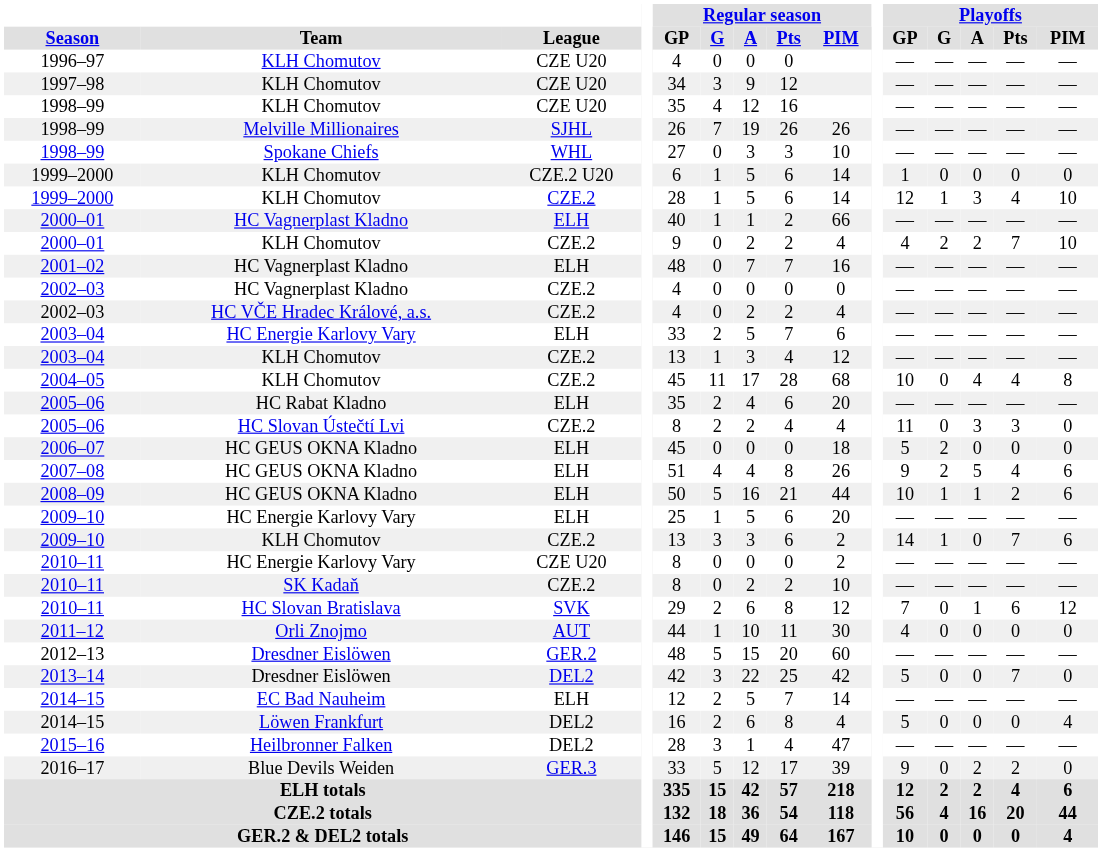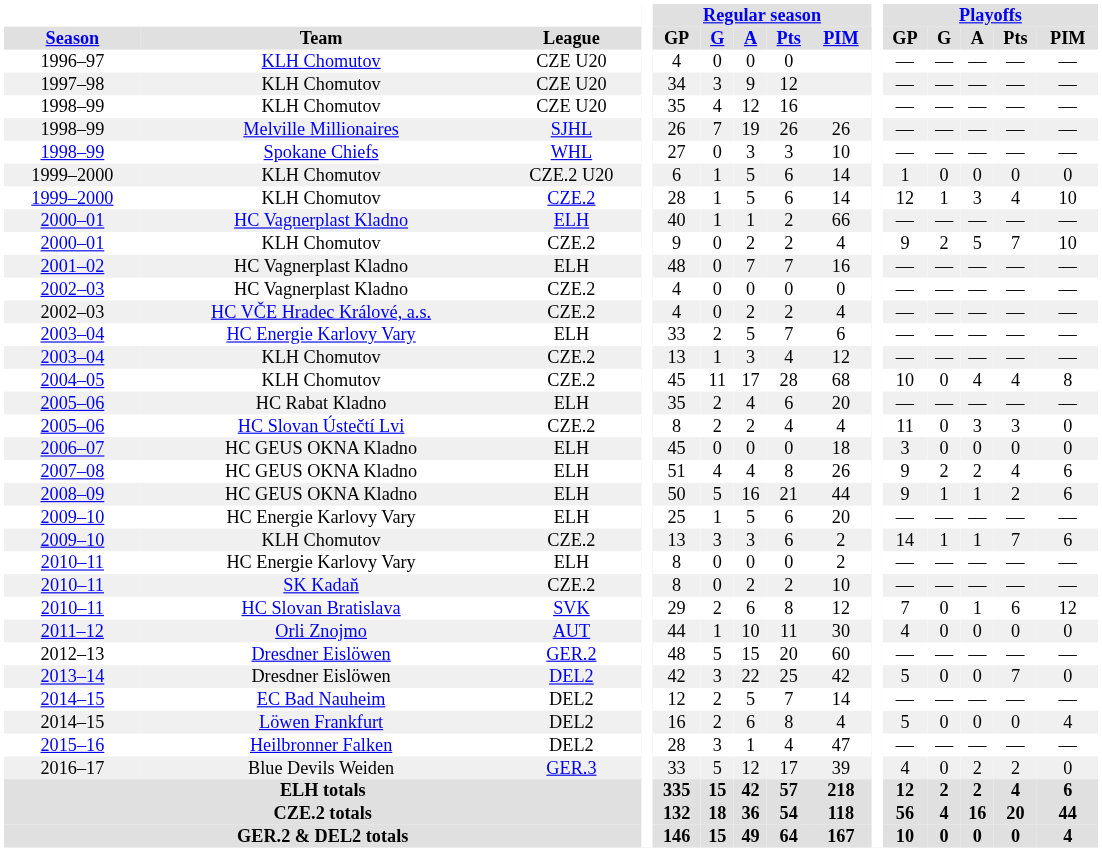(905, 243) 4 -> (905, 243) 9
(977, 243) 2 -> (977, 243) 5
(905, 448) 5 -> (905, 448) 3
(944, 448) 2 -> (944, 448) 0
(977, 471) 5 -> (977, 471) 2
(905, 494) 10 -> (905, 494) 9
(977, 539) 0 -> (977, 539) 1
(571, 562) CZE U20 -> (571, 562) ELH
(571, 699) ELH -> (571, 699) DEL2
(905, 767) 9 -> (905, 767) 4
